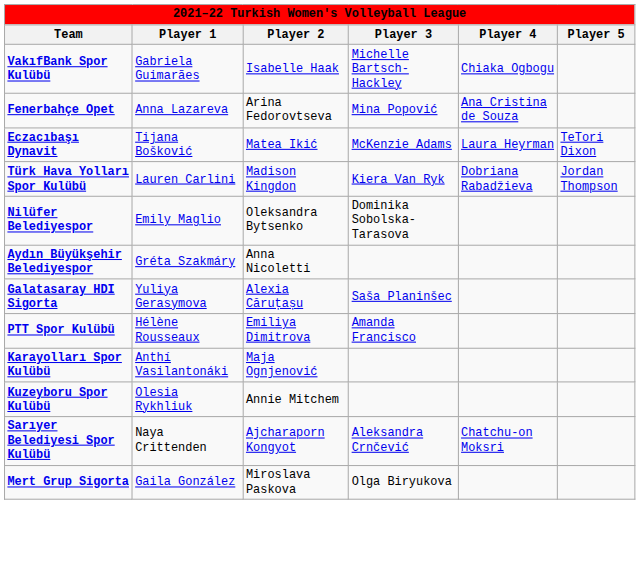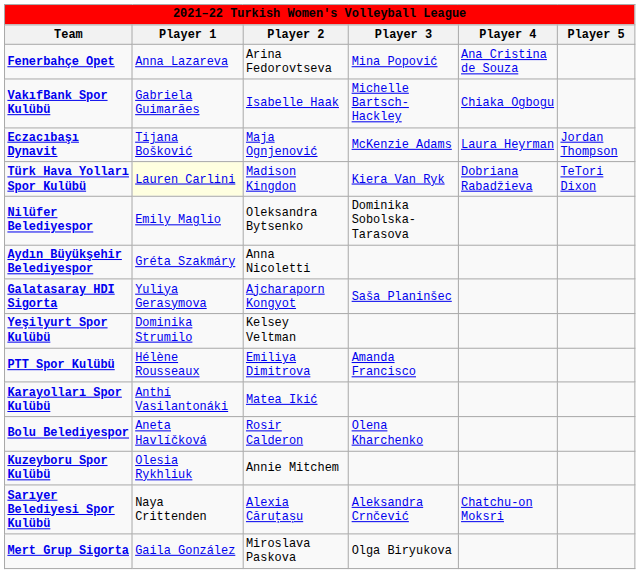rows swapped: (57, 69) <-> (61, 110)
(282, 144) Matea Ikić -> (282, 144) Maja Ognjenović
(582, 144) TeTori Dixon -> (589, 144) Jordan Thompson
(185, 179) no background -> (185, 179) lightyellow background
(589, 179) Jordan Thompson -> (582, 179) TeTori Dixon
(275, 296) Alexia Căruțașu -> (285, 296) Ajcharaporn Kongyot
+ row: (57, 330)
(282, 365) Maja Ognjenović -> (282, 399) Matea Ikić
+ row: (68, 433)
(285, 440) Ajcharaporn Kongyot -> (275, 509) Alexia Căruțașu
